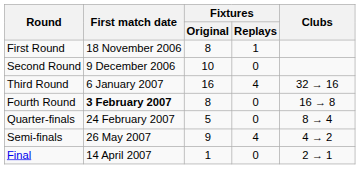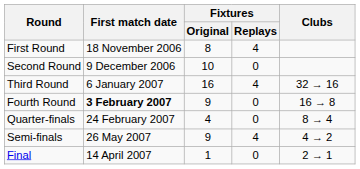(256, 48) 1 -> (256, 48) 4
(208, 102) 8 -> (208, 102) 9
(208, 119) 5 -> (208, 119) 4
